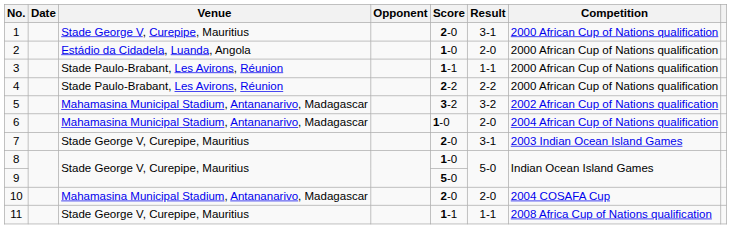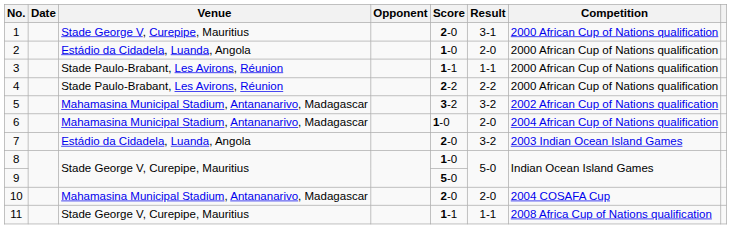(155, 141) Stade George V, Curepipe, Mauritius -> (156, 141) Estádio da Cidadela, Luanda, Angola
(488, 141) 3-1 -> (488, 141) 3-2
